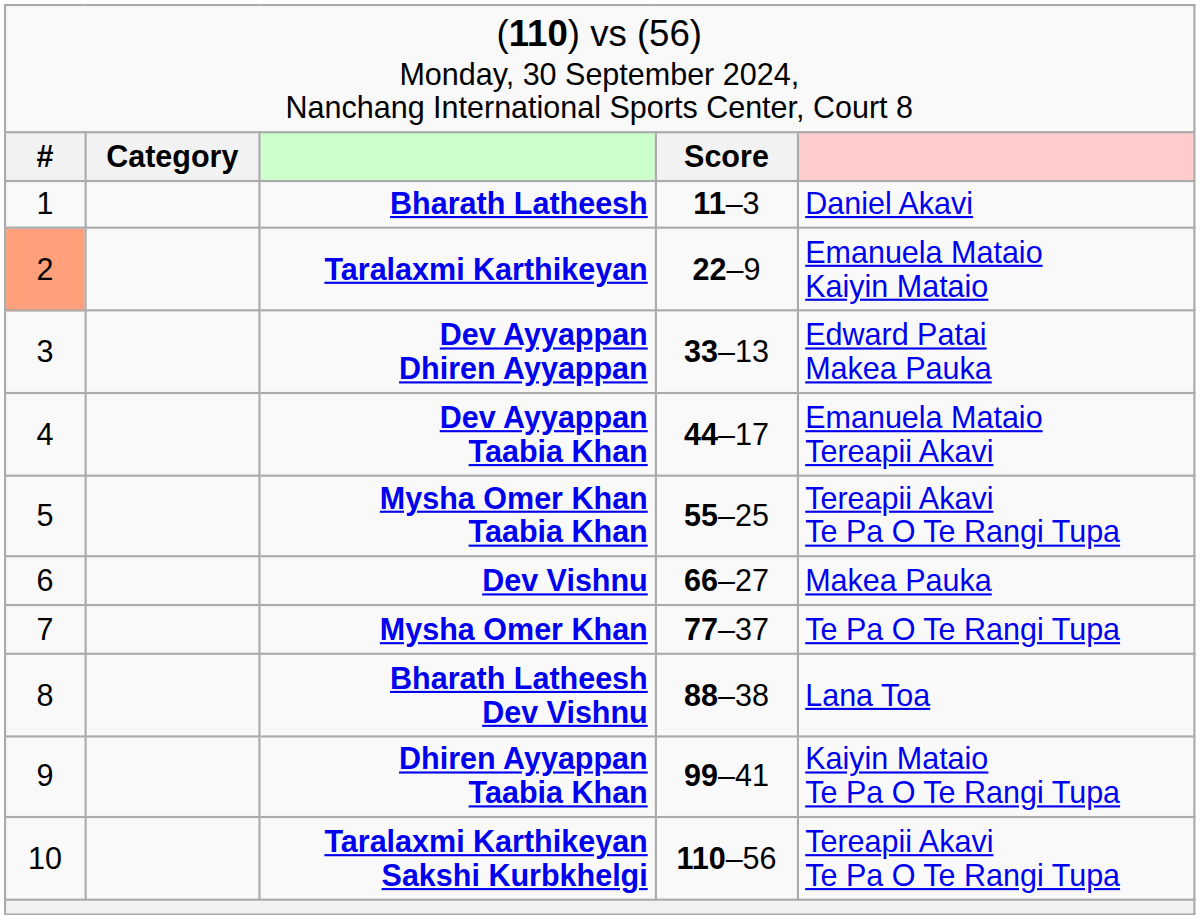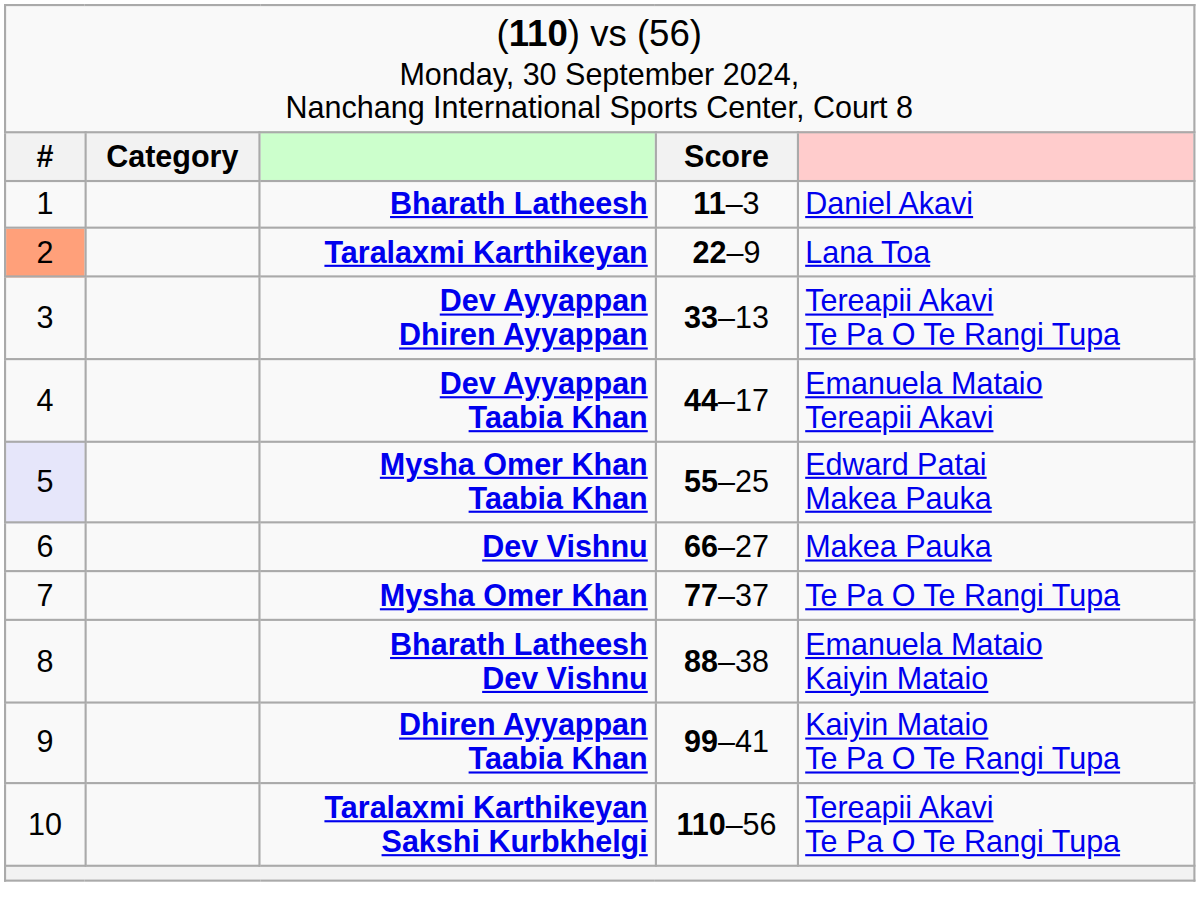(924, 270) Emanuela Mataio Kaiyin Mataio -> (868, 253) Lana Toa
(898, 352) Edward Patai Makea Pauka -> (963, 318) Tereapii Akavi Te Pa O Te Rangi Tupa
(45, 516) no background -> (45, 482) lavender background
(963, 516) Tereapii Akavi Te Pa O Te Rangi Tupa -> (898, 482) Edward Patai Makea Pauka
(868, 695) Lana Toa -> (924, 661) Emanuela Mataio Kaiyin Mataio
